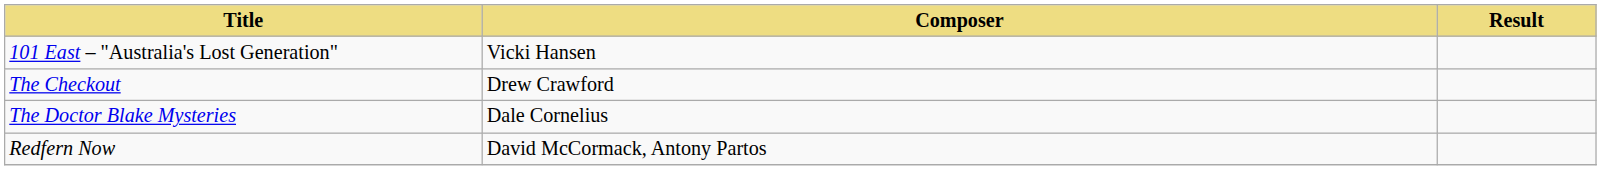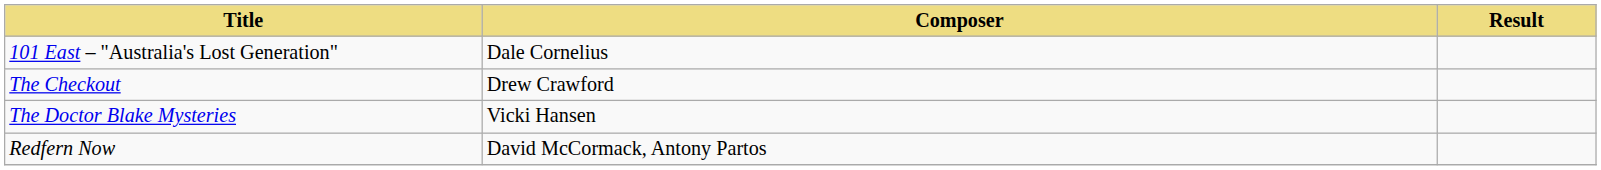(541, 52) Vicki Hansen -> (547, 52) Dale Cornelius
(547, 116) Dale Cornelius -> (541, 116) Vicki Hansen
